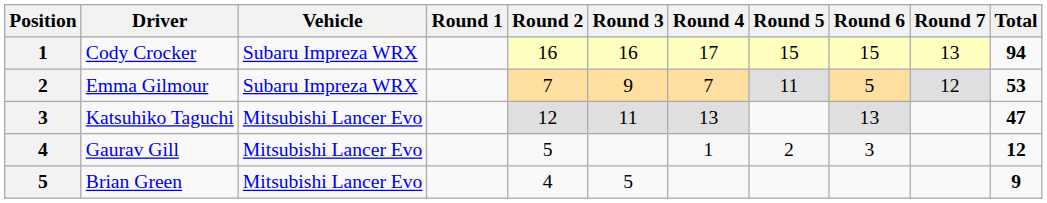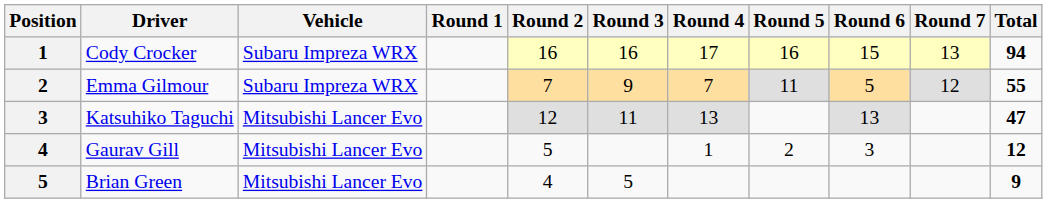(789, 53) 15 -> (789, 53) 16
(1016, 85) 53 -> (1016, 85) 55
